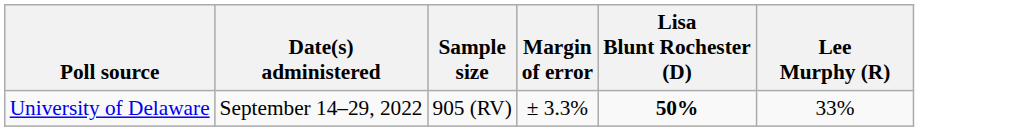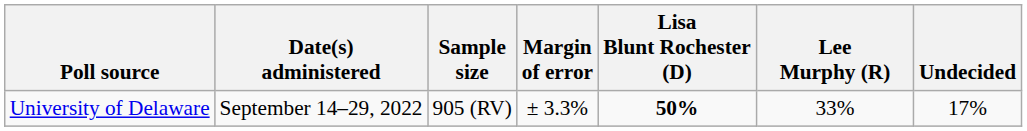+ column: (967, 72)
